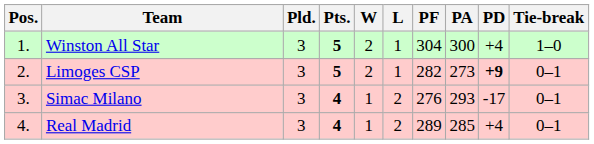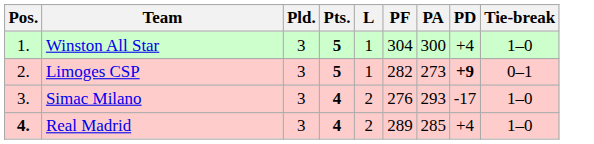- column: (369, 17)
(549, 98) 0–1 -> (520, 98) 1–0
(23, 125) normal -> (23, 125) bold
(549, 125) 0–1 -> (520, 125) 1–0
